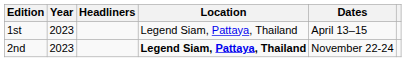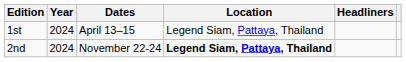columns swapped: (352, 13) <-> (107, 13)
(62, 30) 2023 -> (62, 30) 2024
(62, 48) 2023 -> (62, 48) 2024
